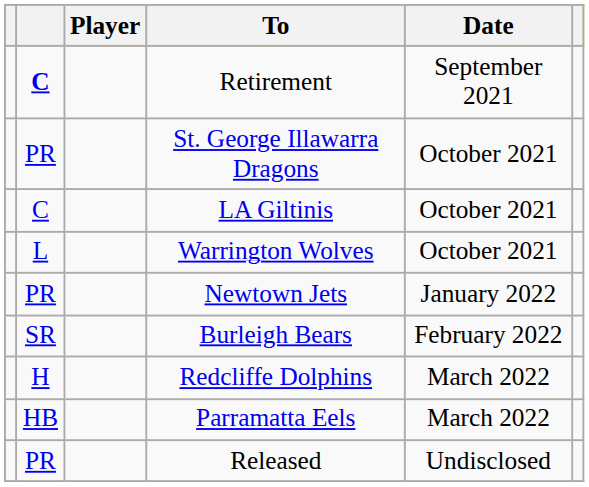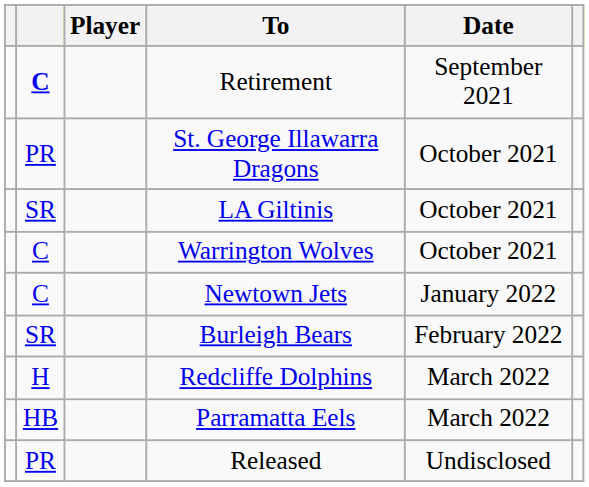(40, 209) C -> (40, 209) SR
(40, 251) L -> (40, 251) C
(40, 293) PR -> (40, 293) C
